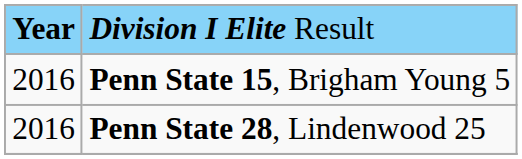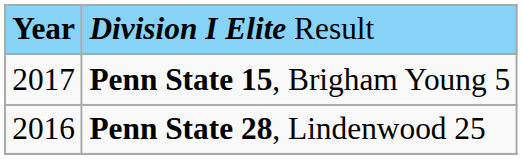(44, 79) 2016 -> (44, 79) 2017
